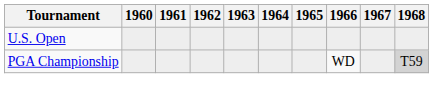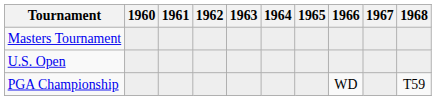+ row: (64, 38)
(411, 61) lightgrey background -> (414, 84) no background
